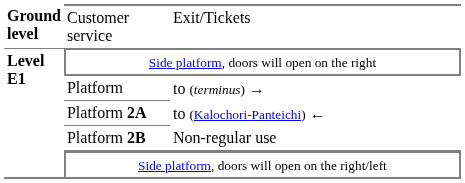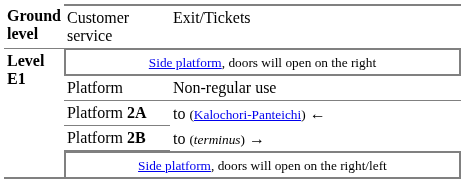(219, 88) to (terminus) → -> (225, 88) Non-regular use
(225, 138) Non-regular use -> (219, 138) to (terminus) →
